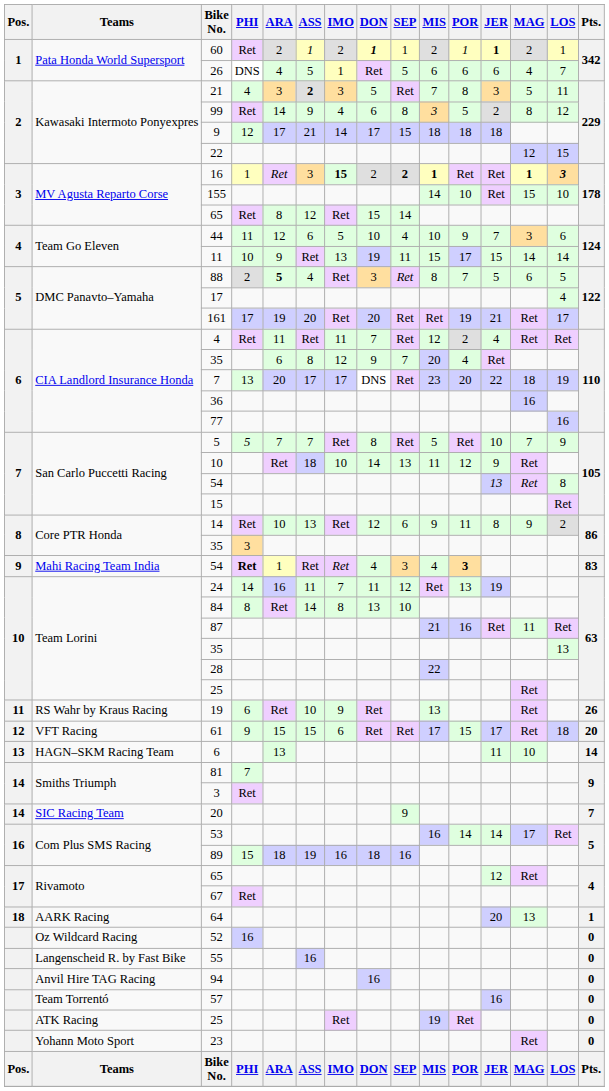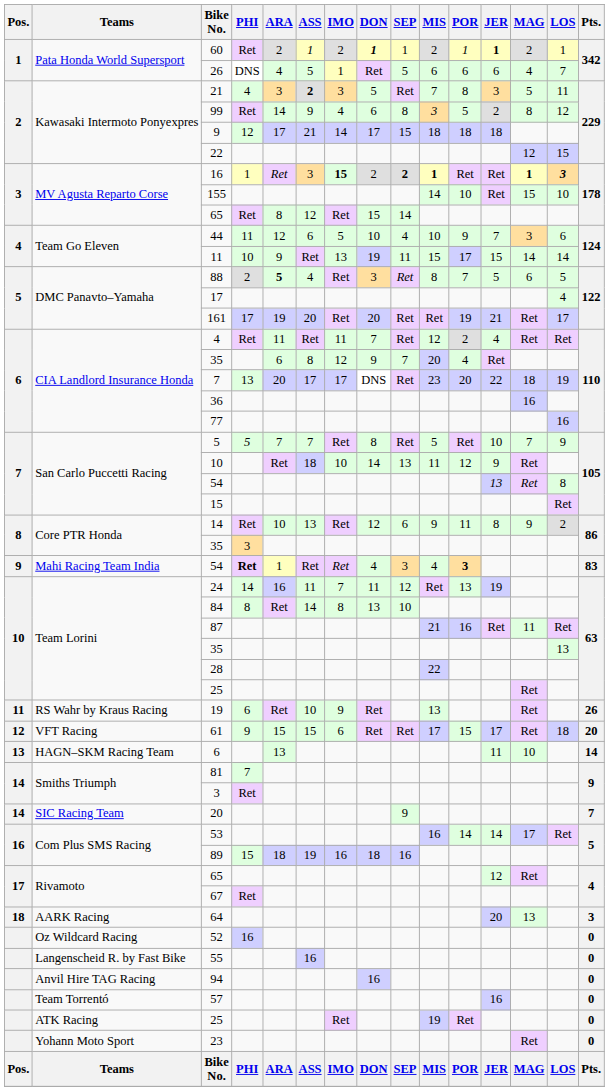(591, 916) 1 -> (591, 916) 3
